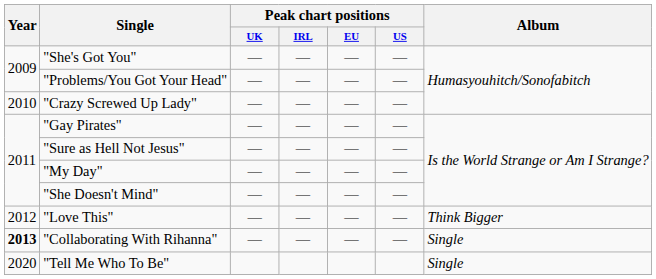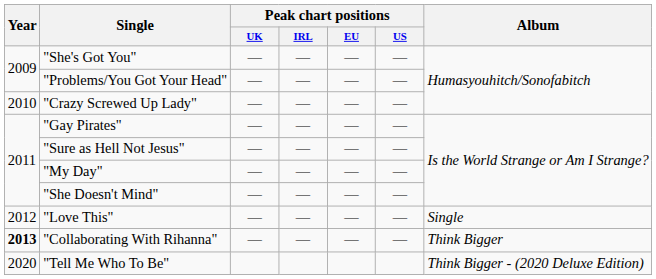(465, 217) Think Bigger -> (445, 217) Single
(445, 240) Single -> (465, 240) Think Bigger
(445, 262) Single -> (536, 262) Think Bigger - (2020 Deluxe Edition)
